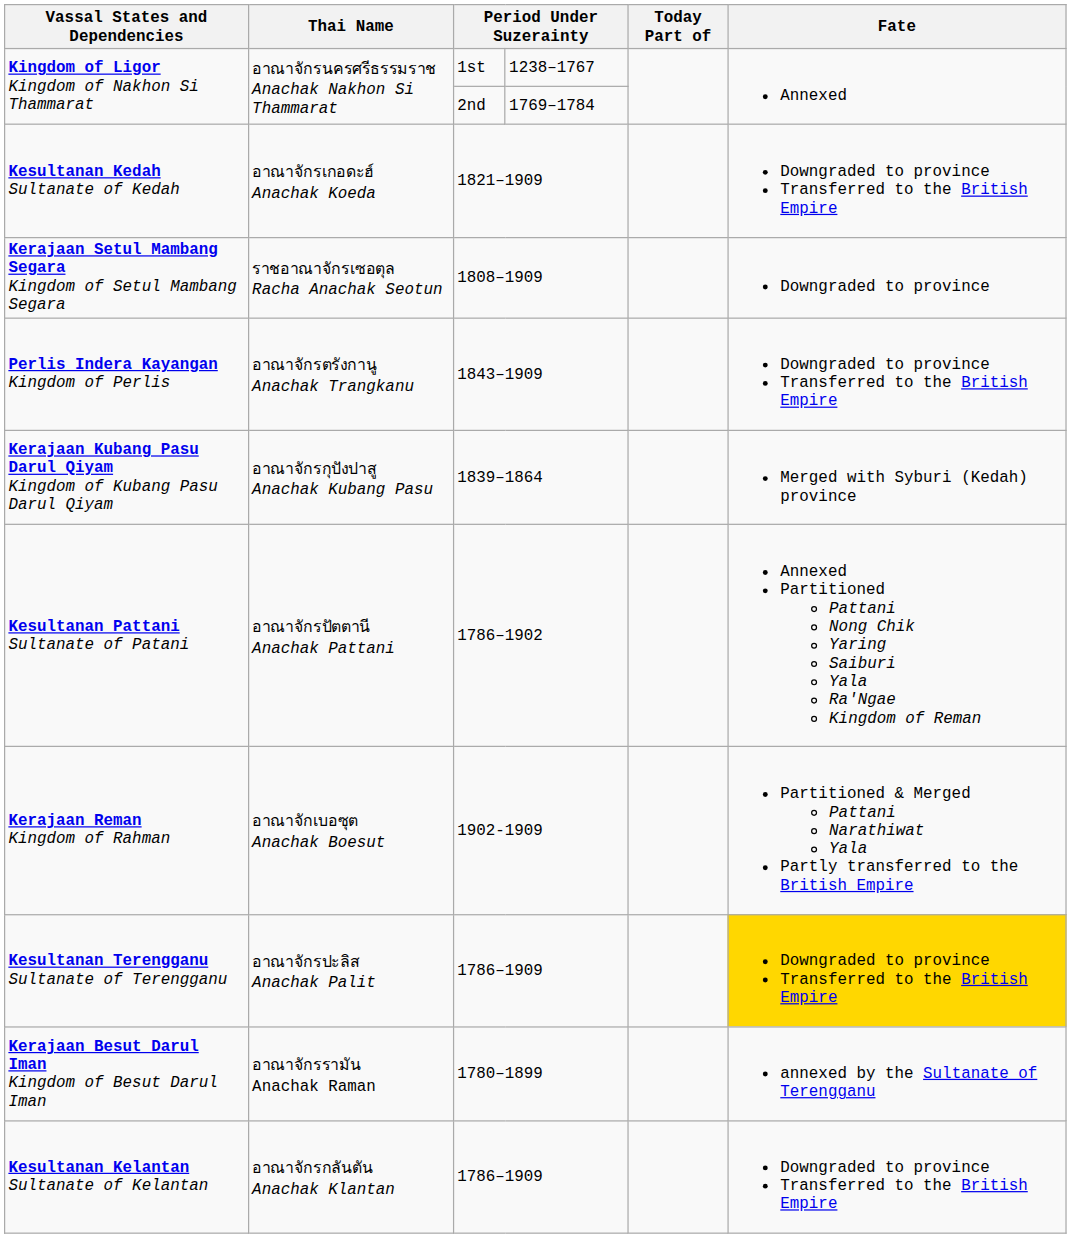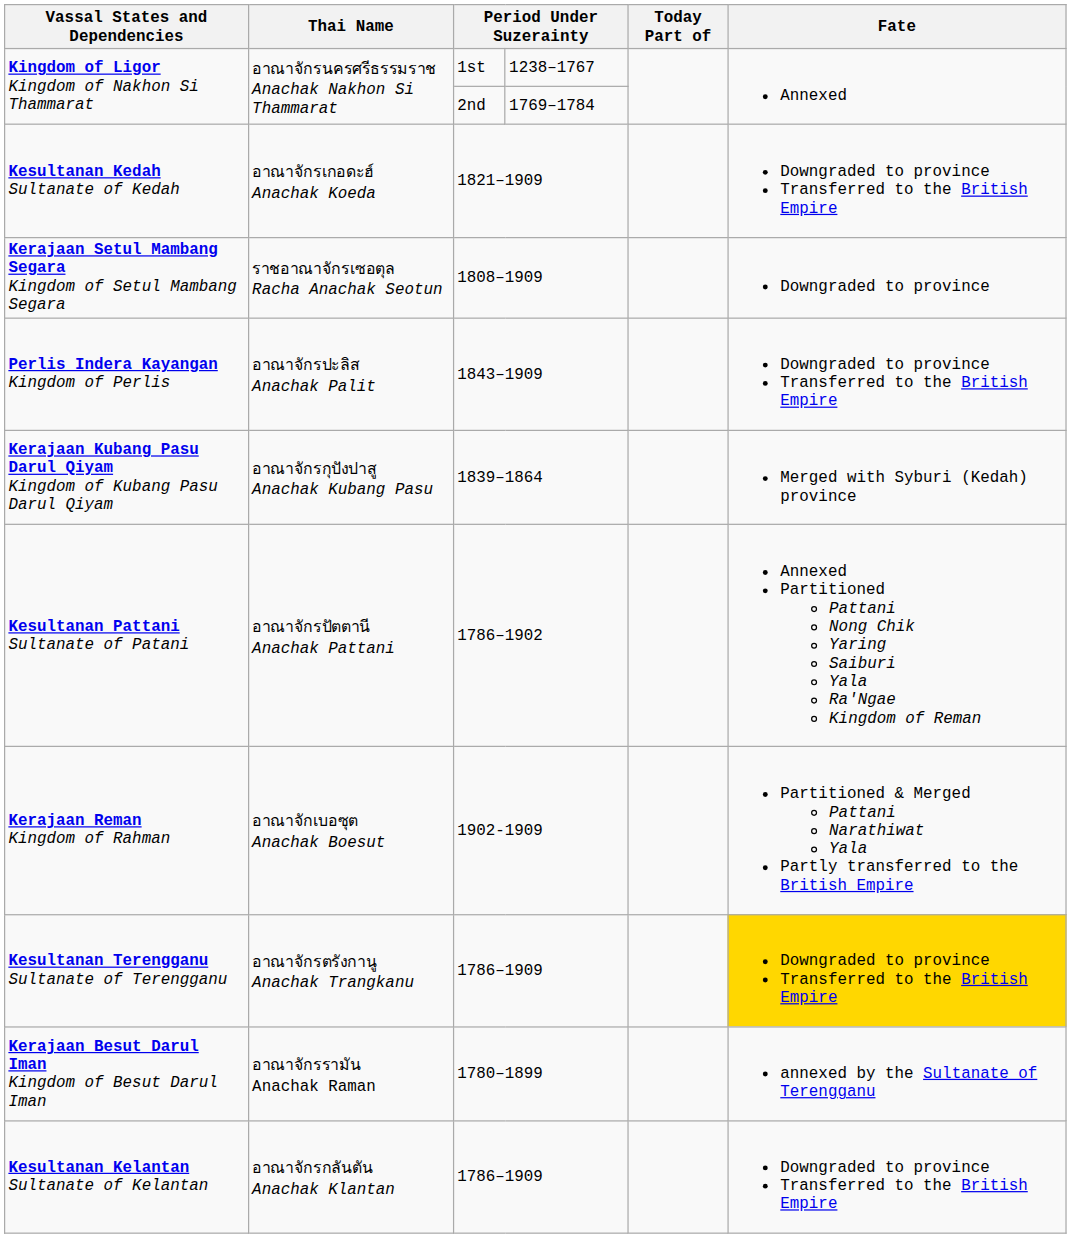(333, 377) อาณาจักรตรังกานู Anachak Trangkanu -> (314, 377) อาณาจักรปะลิส Anachak Palit
(314, 973) อาณาจักรปะลิส Anachak Palit -> (333, 973) อาณาจักรตรังกานู Anachak Trangkanu
